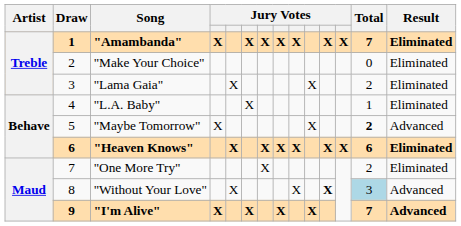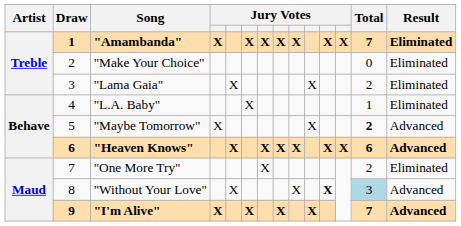(421, 147) Eliminated -> (418, 147) Advanced
